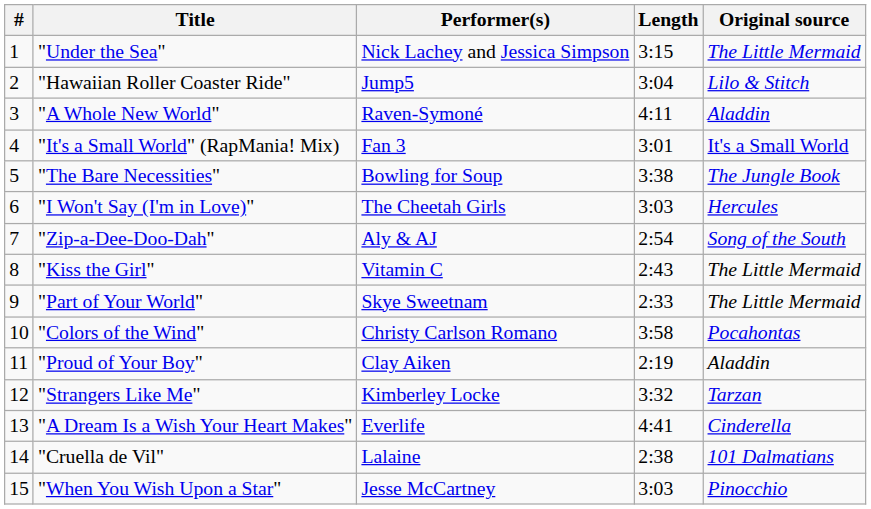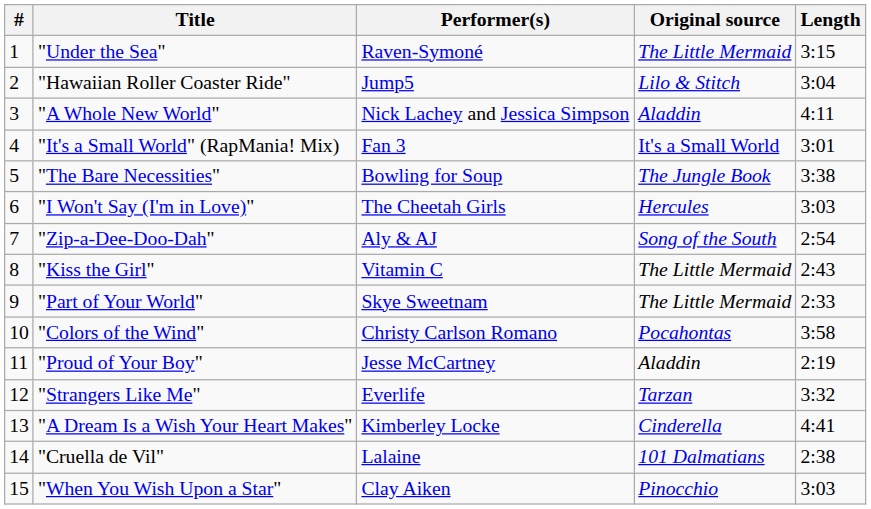columns swapped: (784, 20) <-> (668, 20)
(495, 51) Nick Lachey and Jessica Simpson -> (422, 51) Raven-Symoné
(422, 113) Raven-Symoné -> (495, 113) Nick Lachey and Jessica Simpson
(406, 363) Clay Aiken -> (428, 363) Jesse McCartney
(431, 394) Kimberley Locke -> (393, 394) Everlife
(393, 425) Everlife -> (431, 425) Kimberley Locke
(428, 488) Jesse McCartney -> (406, 488) Clay Aiken
